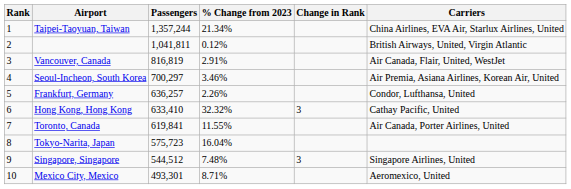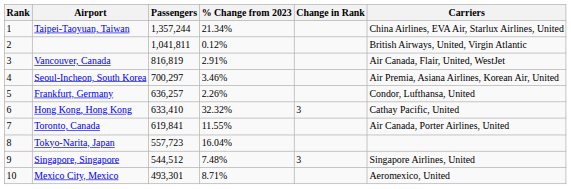(167, 143) 575,723 -> (167, 143) 557,723
